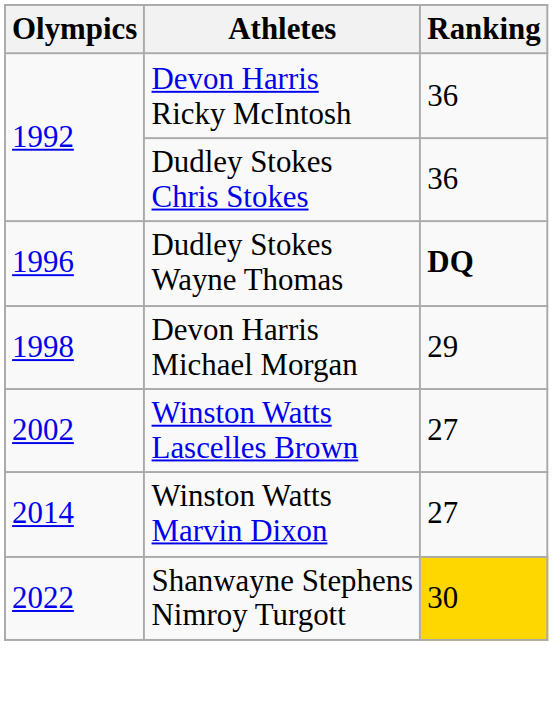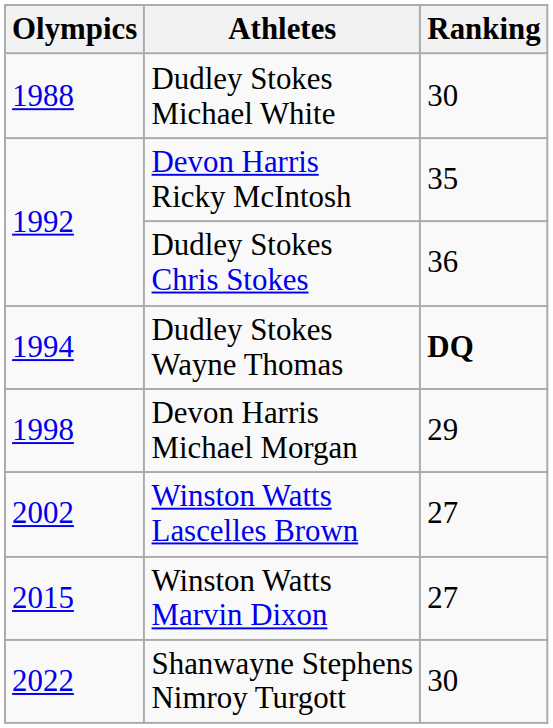+ row: (243, 95)
(443, 95) 36 -> (443, 179) 35
(43, 262) 1996 -> (43, 346) 1994
(43, 513) 2014 -> (43, 597) 2015
(443, 597) gold background -> (443, 681) no background
